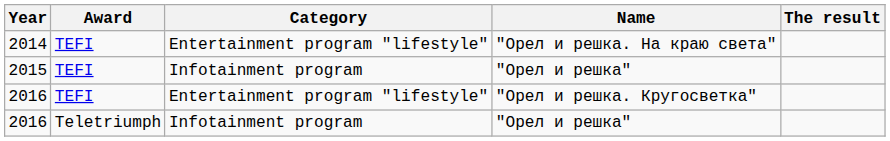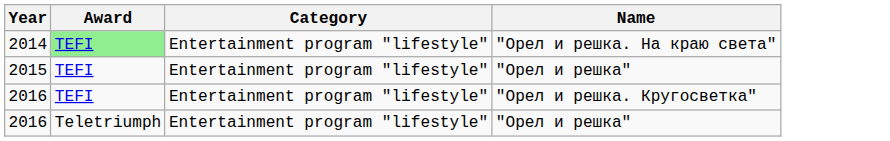- column: (832, 18)
(74, 44) no background -> (74, 44) lightgreen background
(266, 70) Infotainment program -> (329, 70) Entertainment program "lifestyle"
(266, 123) Infotainment program -> (329, 123) Entertainment program "lifestyle"
